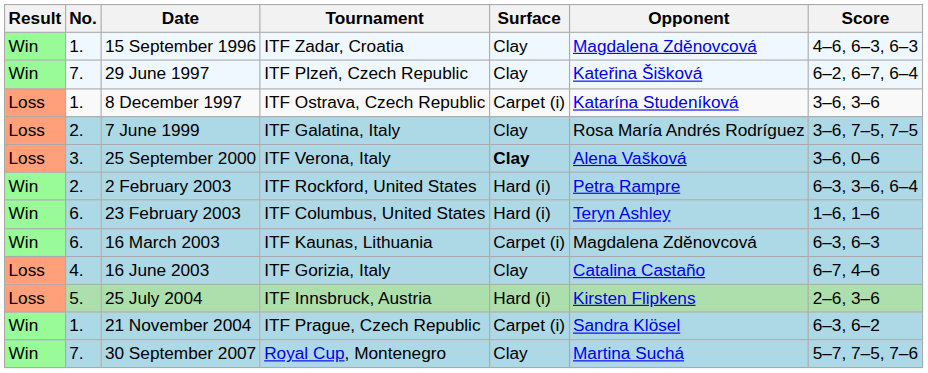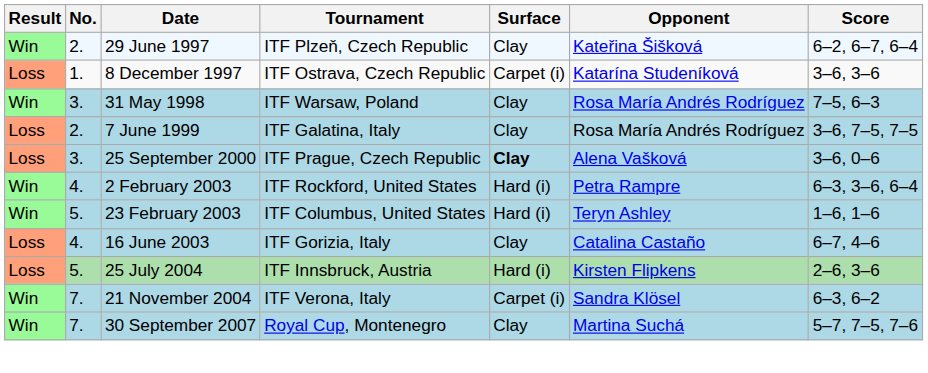- row: (181, 45)
(76, 73) 7. -> (76, 45) 2.
+ row: (155, 101)
(327, 157) ITF Verona, Italy -> (372, 157) ITF Prague, Czech Republic
(76, 185) 2. -> (76, 185) 4.
(76, 213) 6. -> (76, 213) 5.
- row: (162, 241)
(76, 325) 1. -> (76, 297) 7.
(372, 325) ITF Prague, Czech Republic -> (327, 297) ITF Verona, Italy
